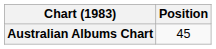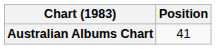(183, 34) 45 -> (183, 34) 41
